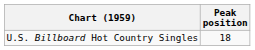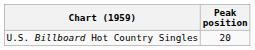(225, 38) 18 -> (225, 38) 20
